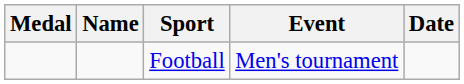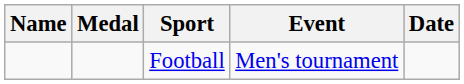columns swapped: (41, 23) <-> (110, 23)
